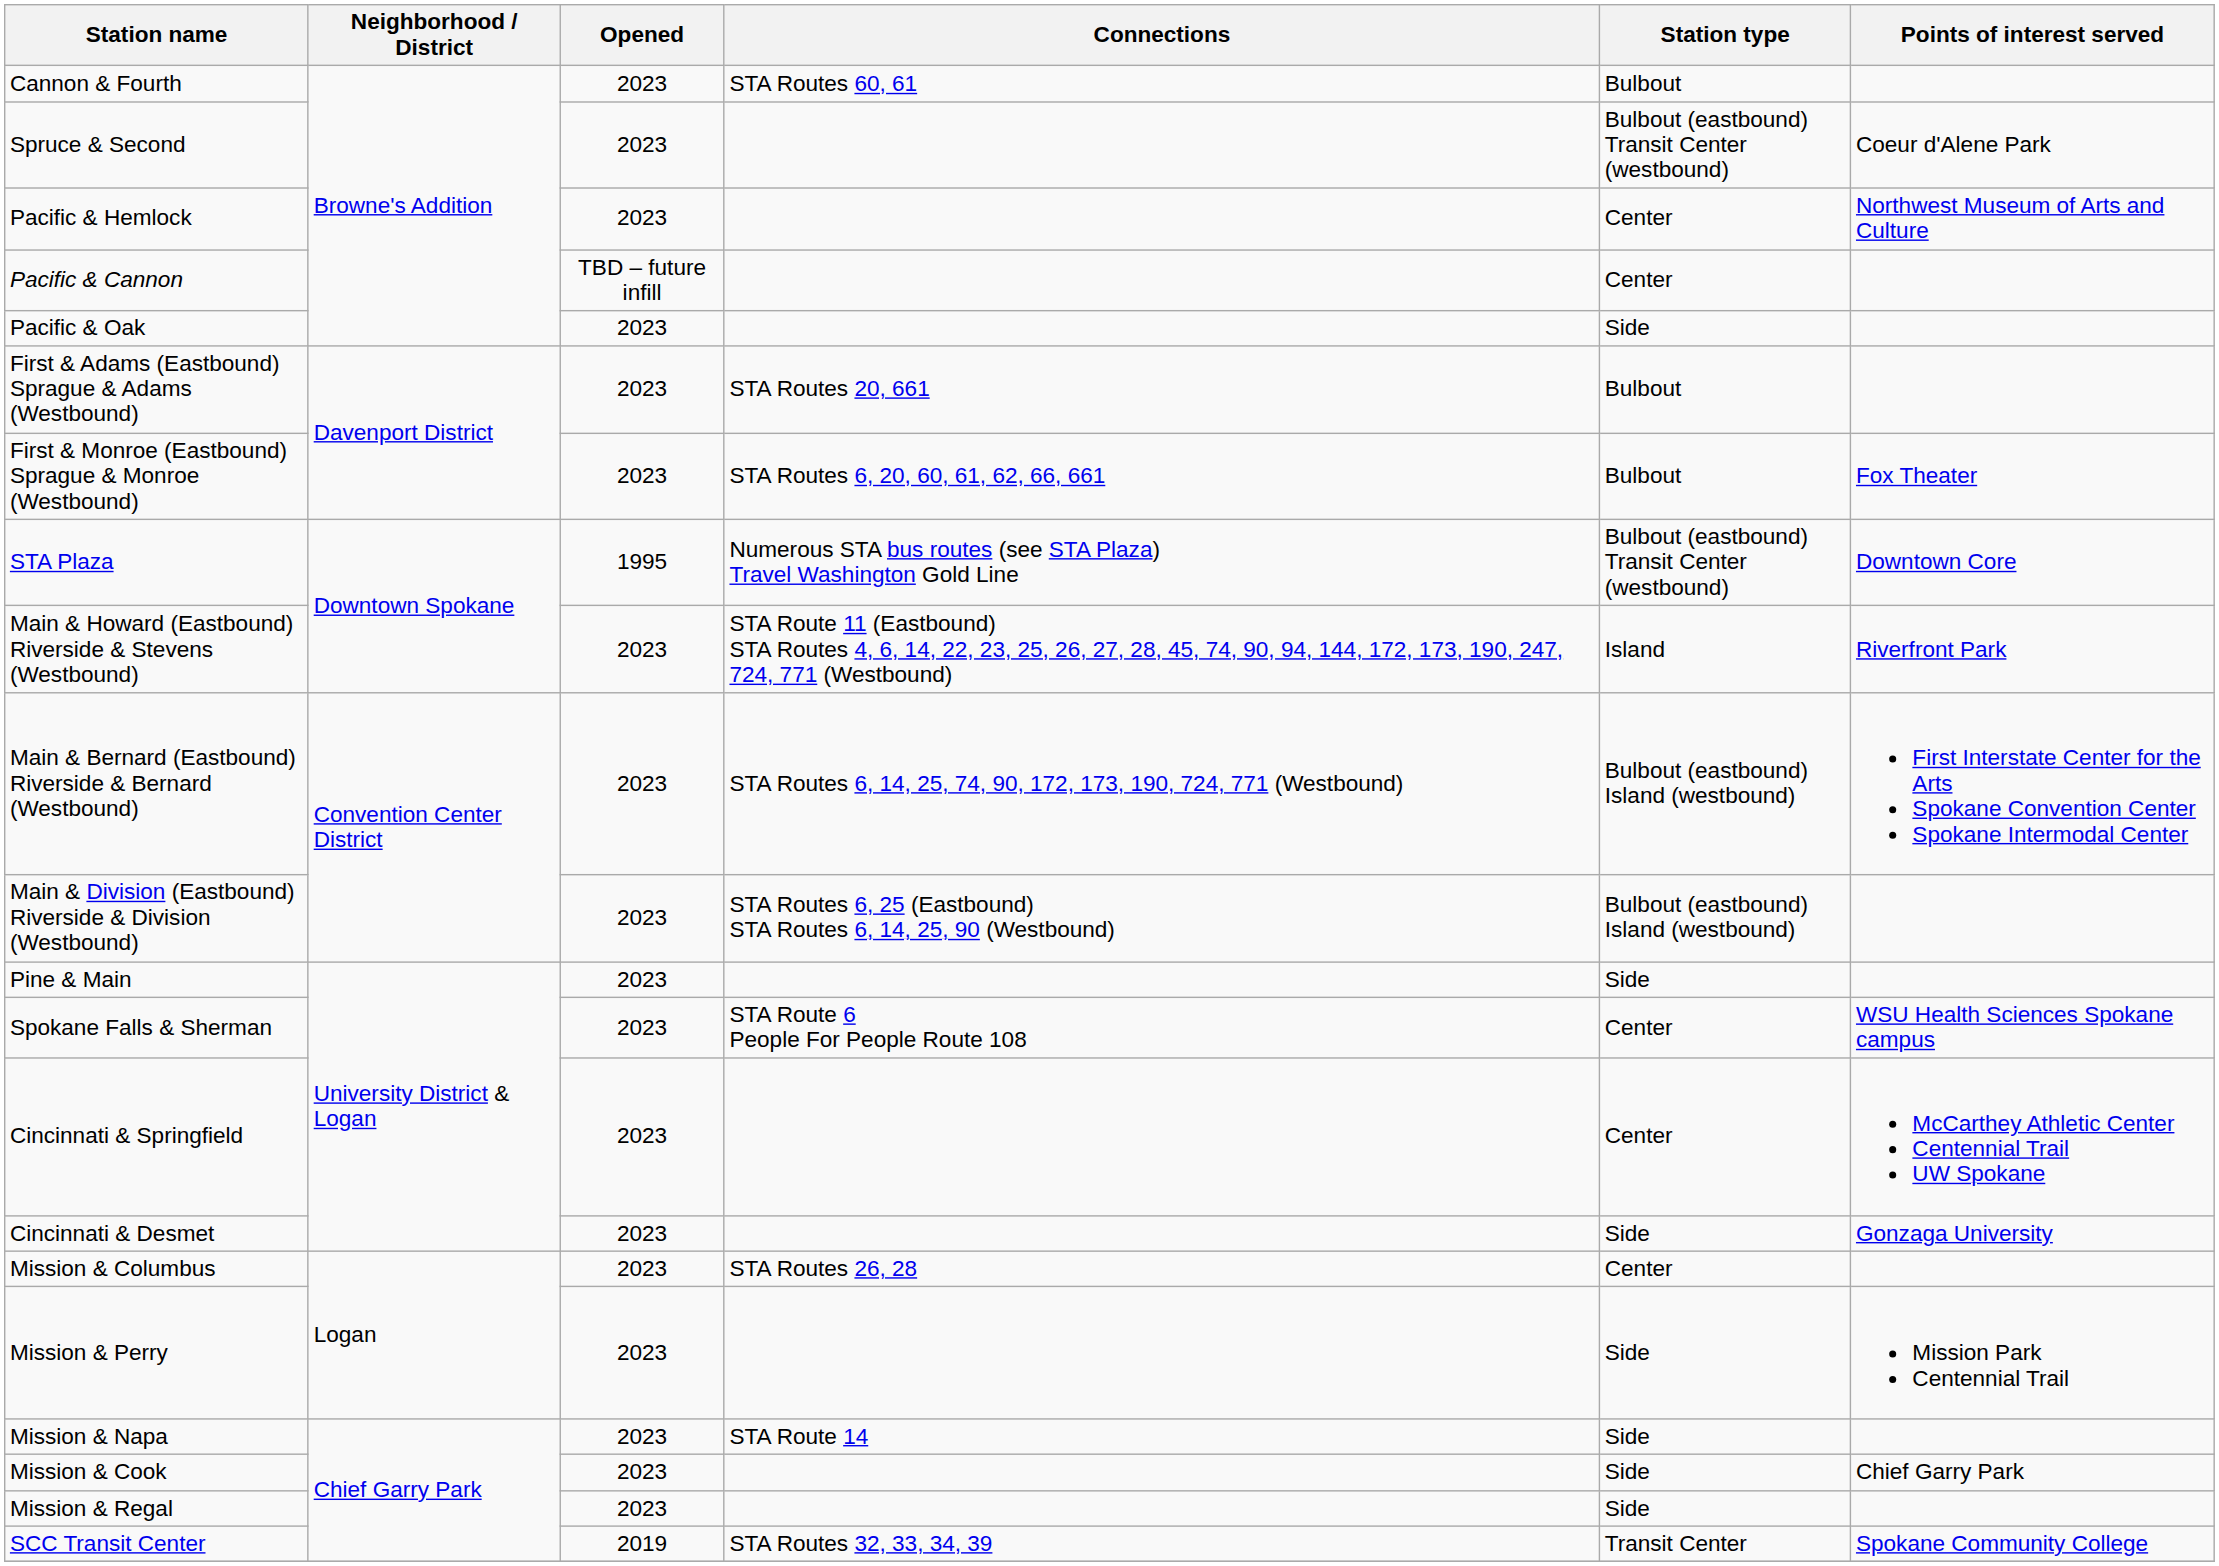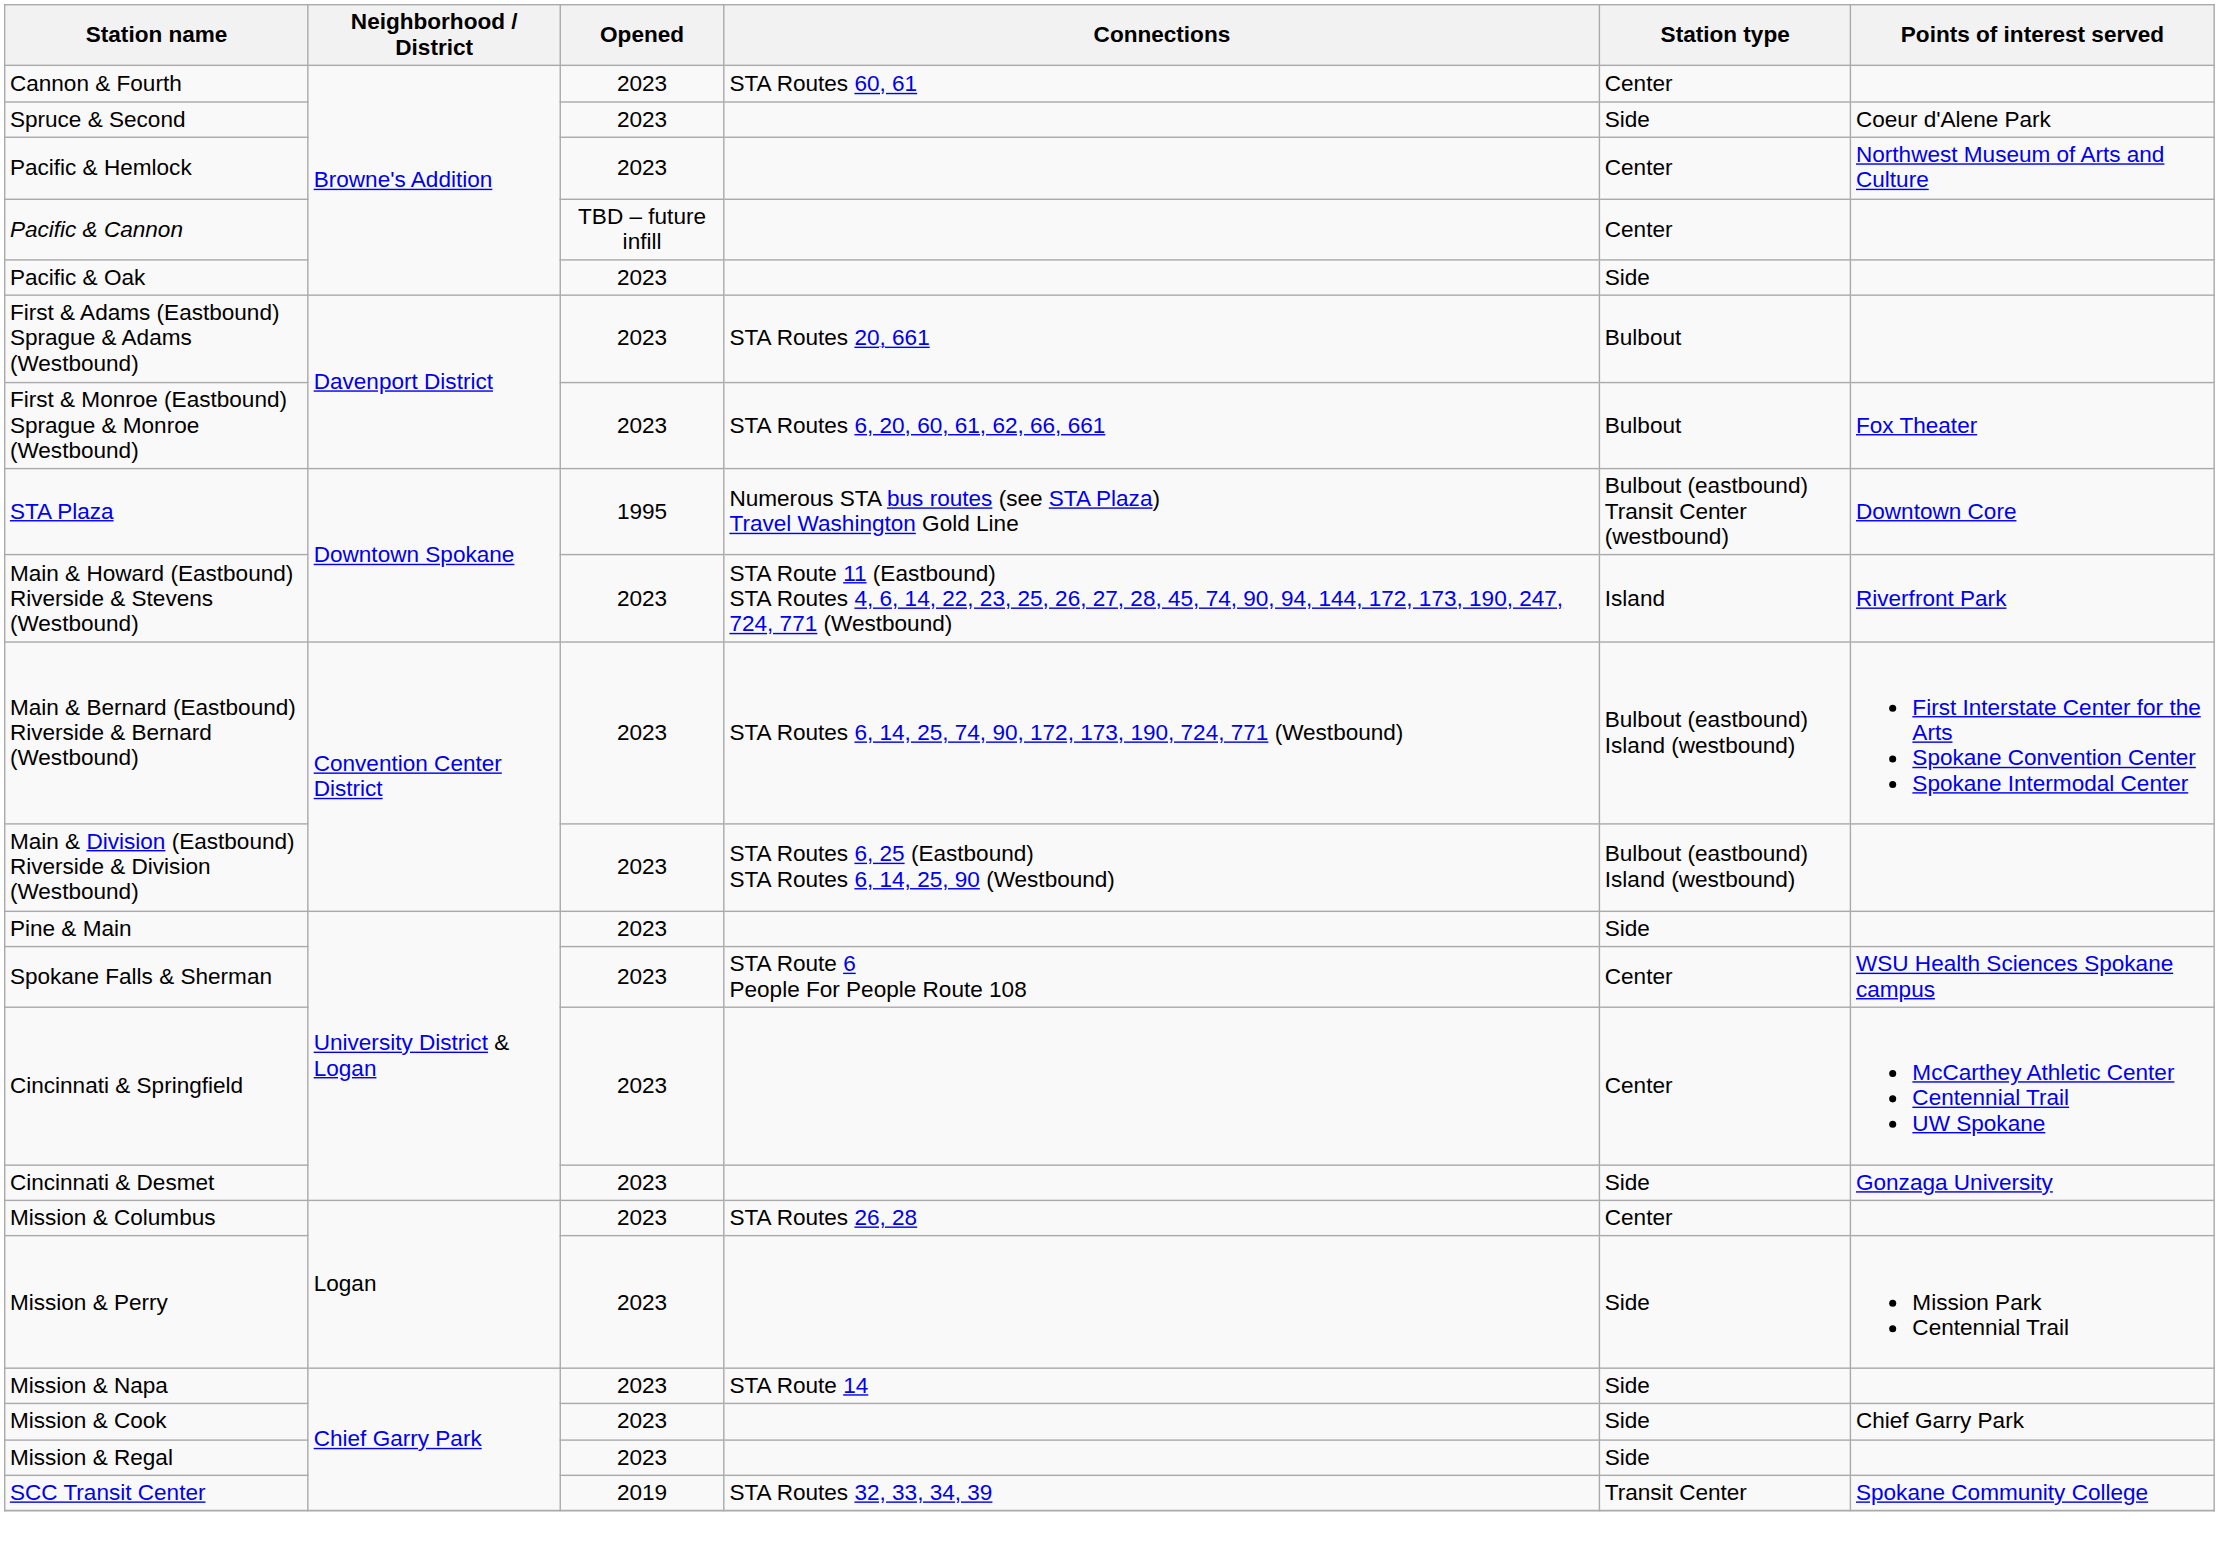(1643, 83) Bulbout -> (1639, 83) Center
(1706, 144) Bulbout (eastbound) Transit Center (westbound) -> (1627, 119) Side
